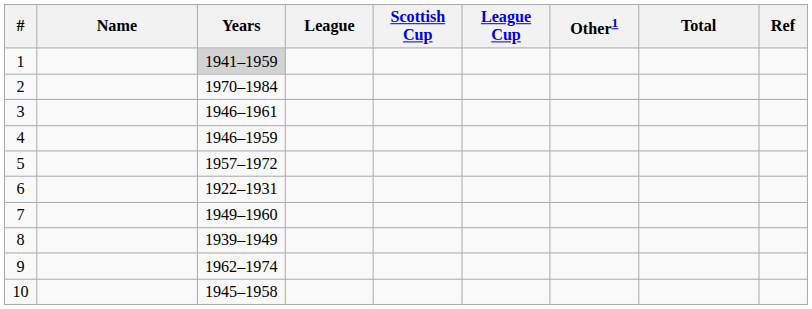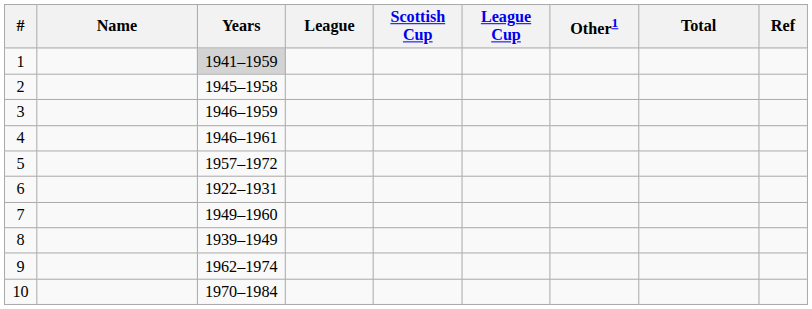(241, 86) 1970–1984 -> (241, 86) 1945–1958
(241, 112) 1946–1961 -> (241, 112) 1946–1959
(241, 138) 1946–1959 -> (241, 138) 1946–1961
(241, 291) 1945–1958 -> (241, 291) 1970–1984
